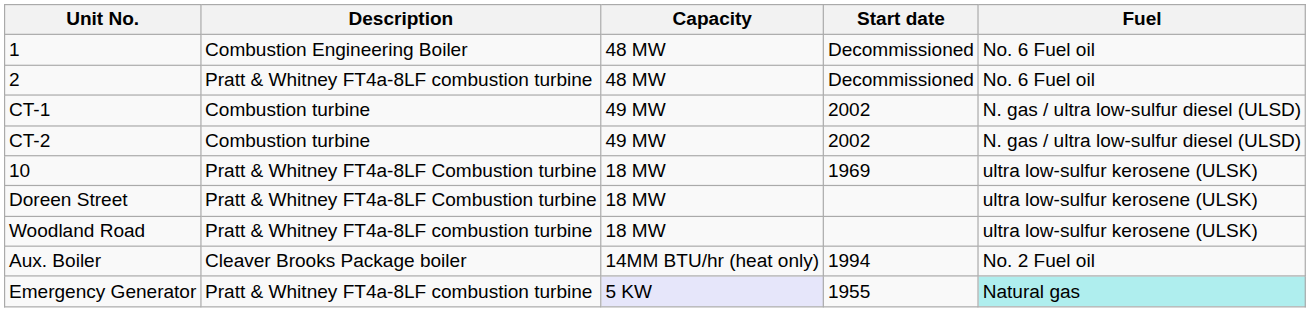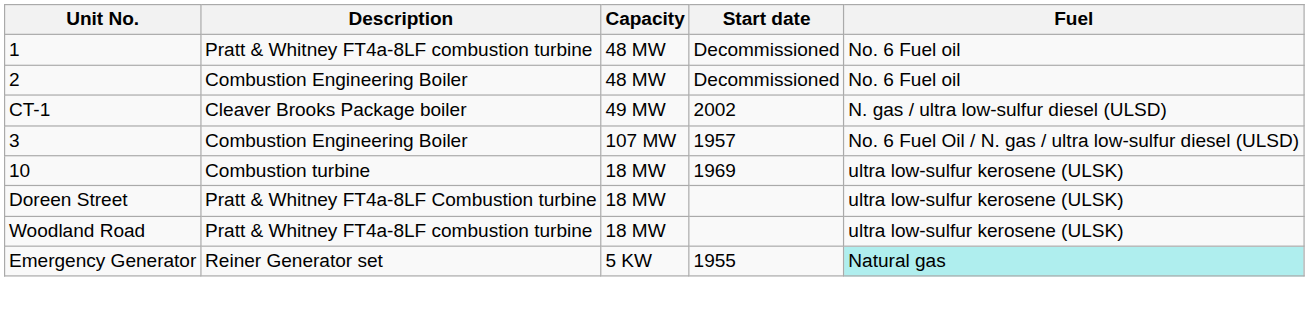(336, 49) Combustion Engineering Boiler -> (399, 49) Pratt & Whitney FT4a-8LF combustion turbine
(399, 79) Pratt & Whitney FT4a-8LF combustion turbine -> (336, 79) Combustion Engineering Boiler
(288, 110) Combustion turbine -> (336, 110) Cleaver Brooks Package boiler
- row: (30, 140)
+ row: (14, 140)
(401, 170) Pratt & Whitney FT4a-8LF Combustion turbine -> (288, 170) Combustion turbine
- row: (55, 261)
(399, 291) Pratt & Whitney FT4a-8LF combustion turbine -> (294, 261) Reiner Generator set
(629, 291) lavender background -> (629, 261) no background
